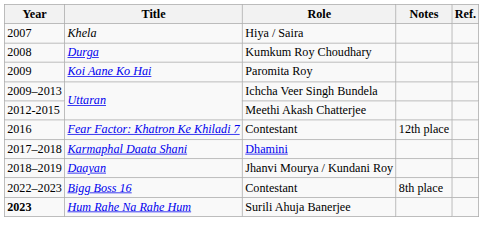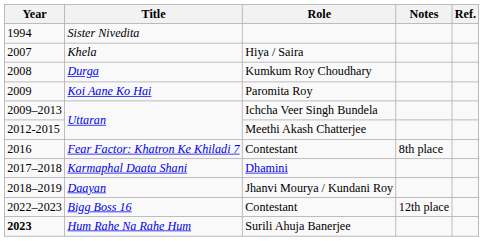+ row: (103, 33)
(424, 129) 12th place -> (421, 149) 8th place
(421, 187) 8th place -> (424, 206) 12th place
